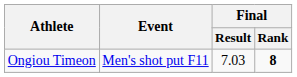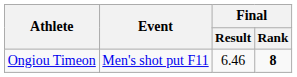(233, 61) 7.03 -> (233, 61) 6.46
